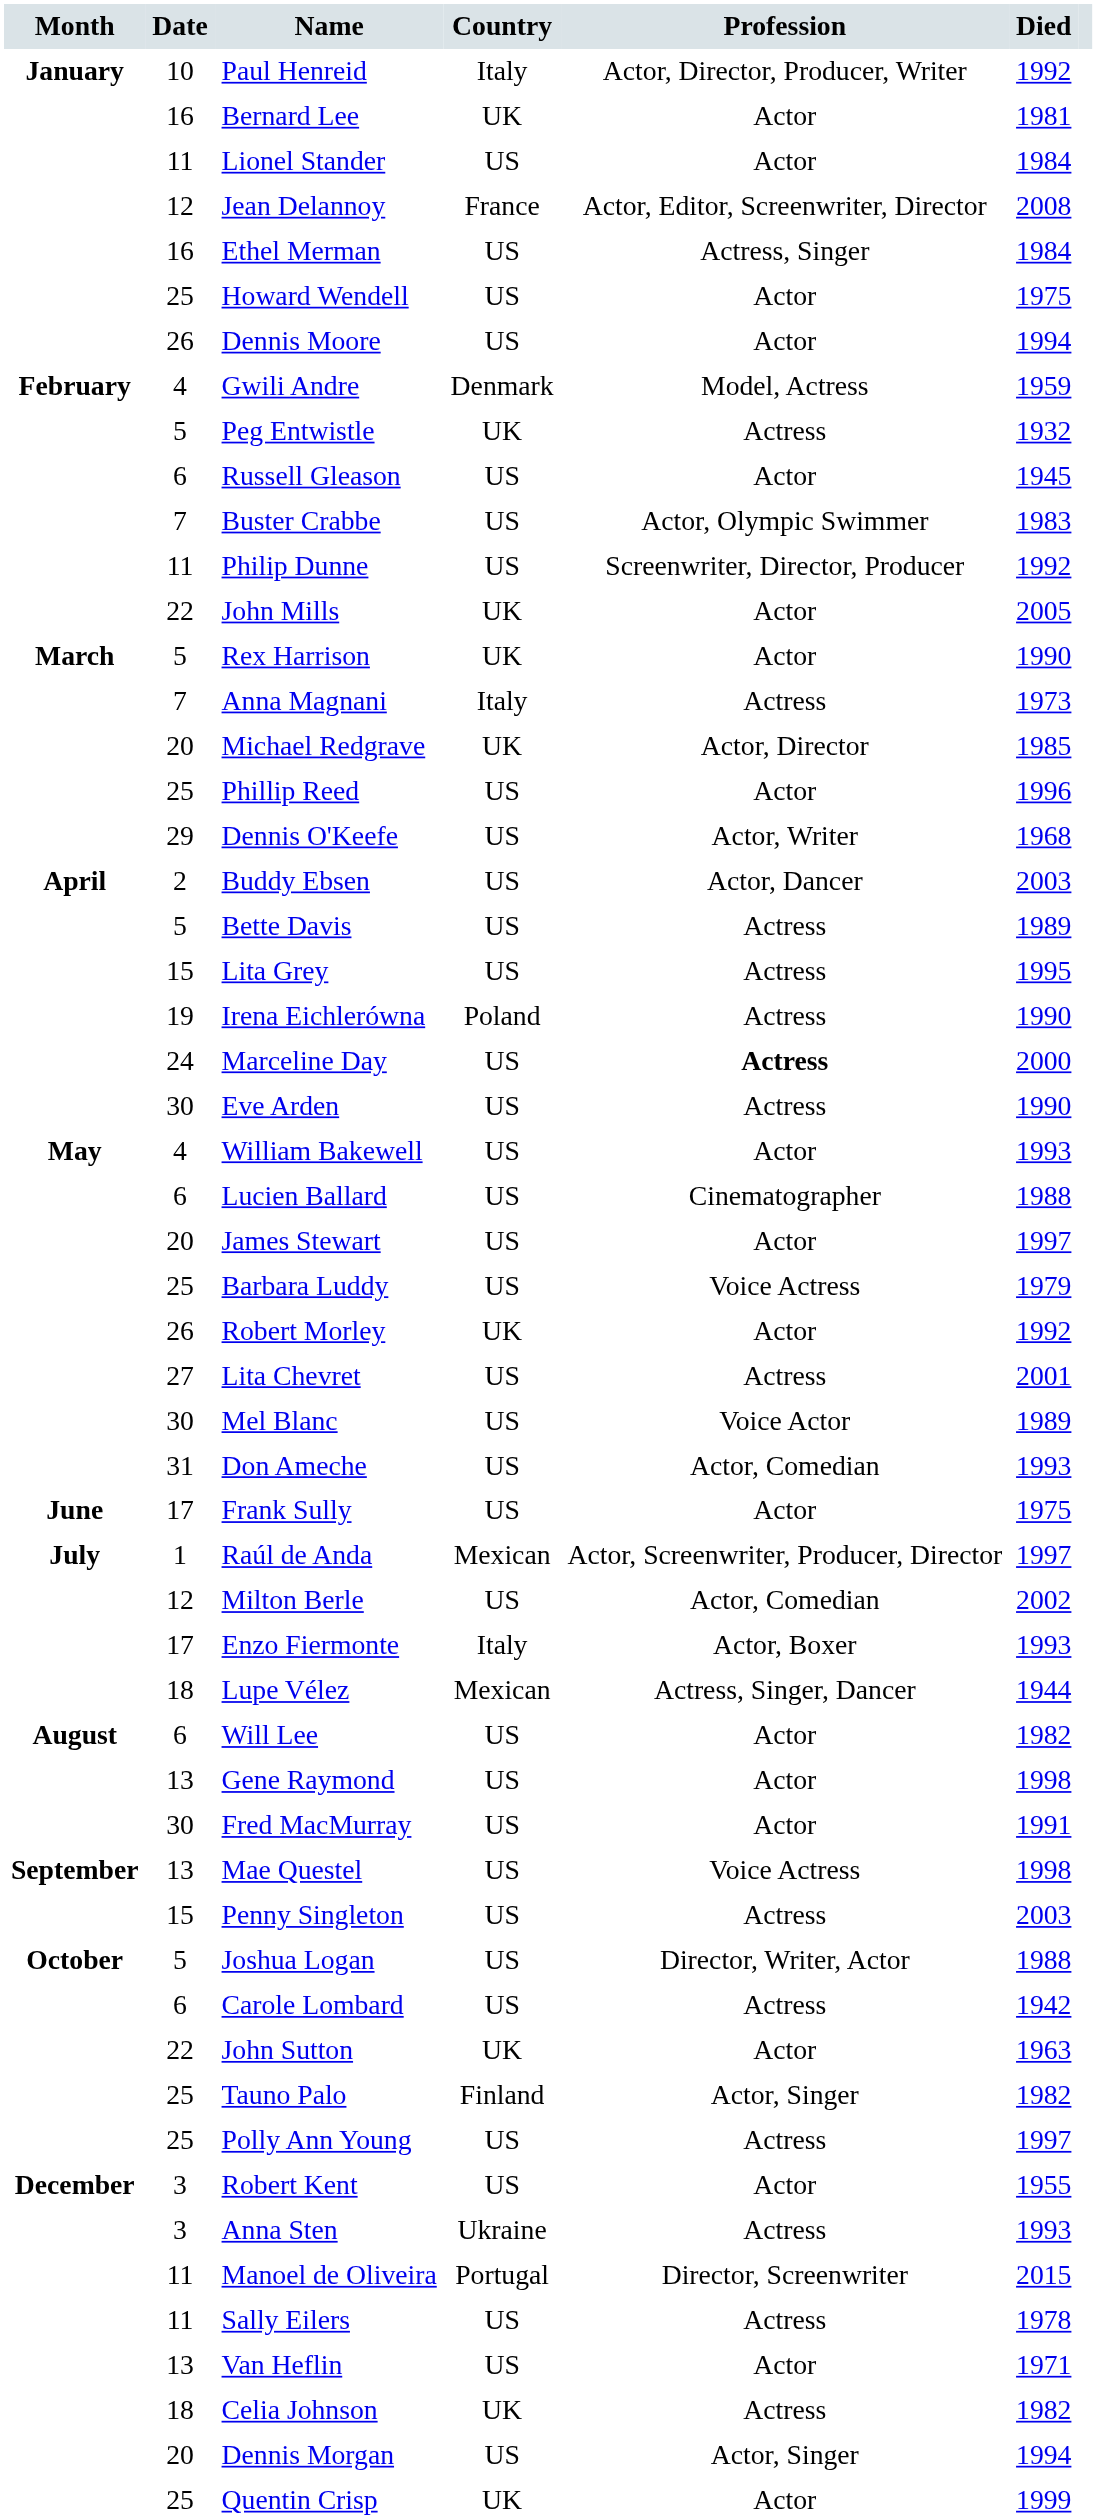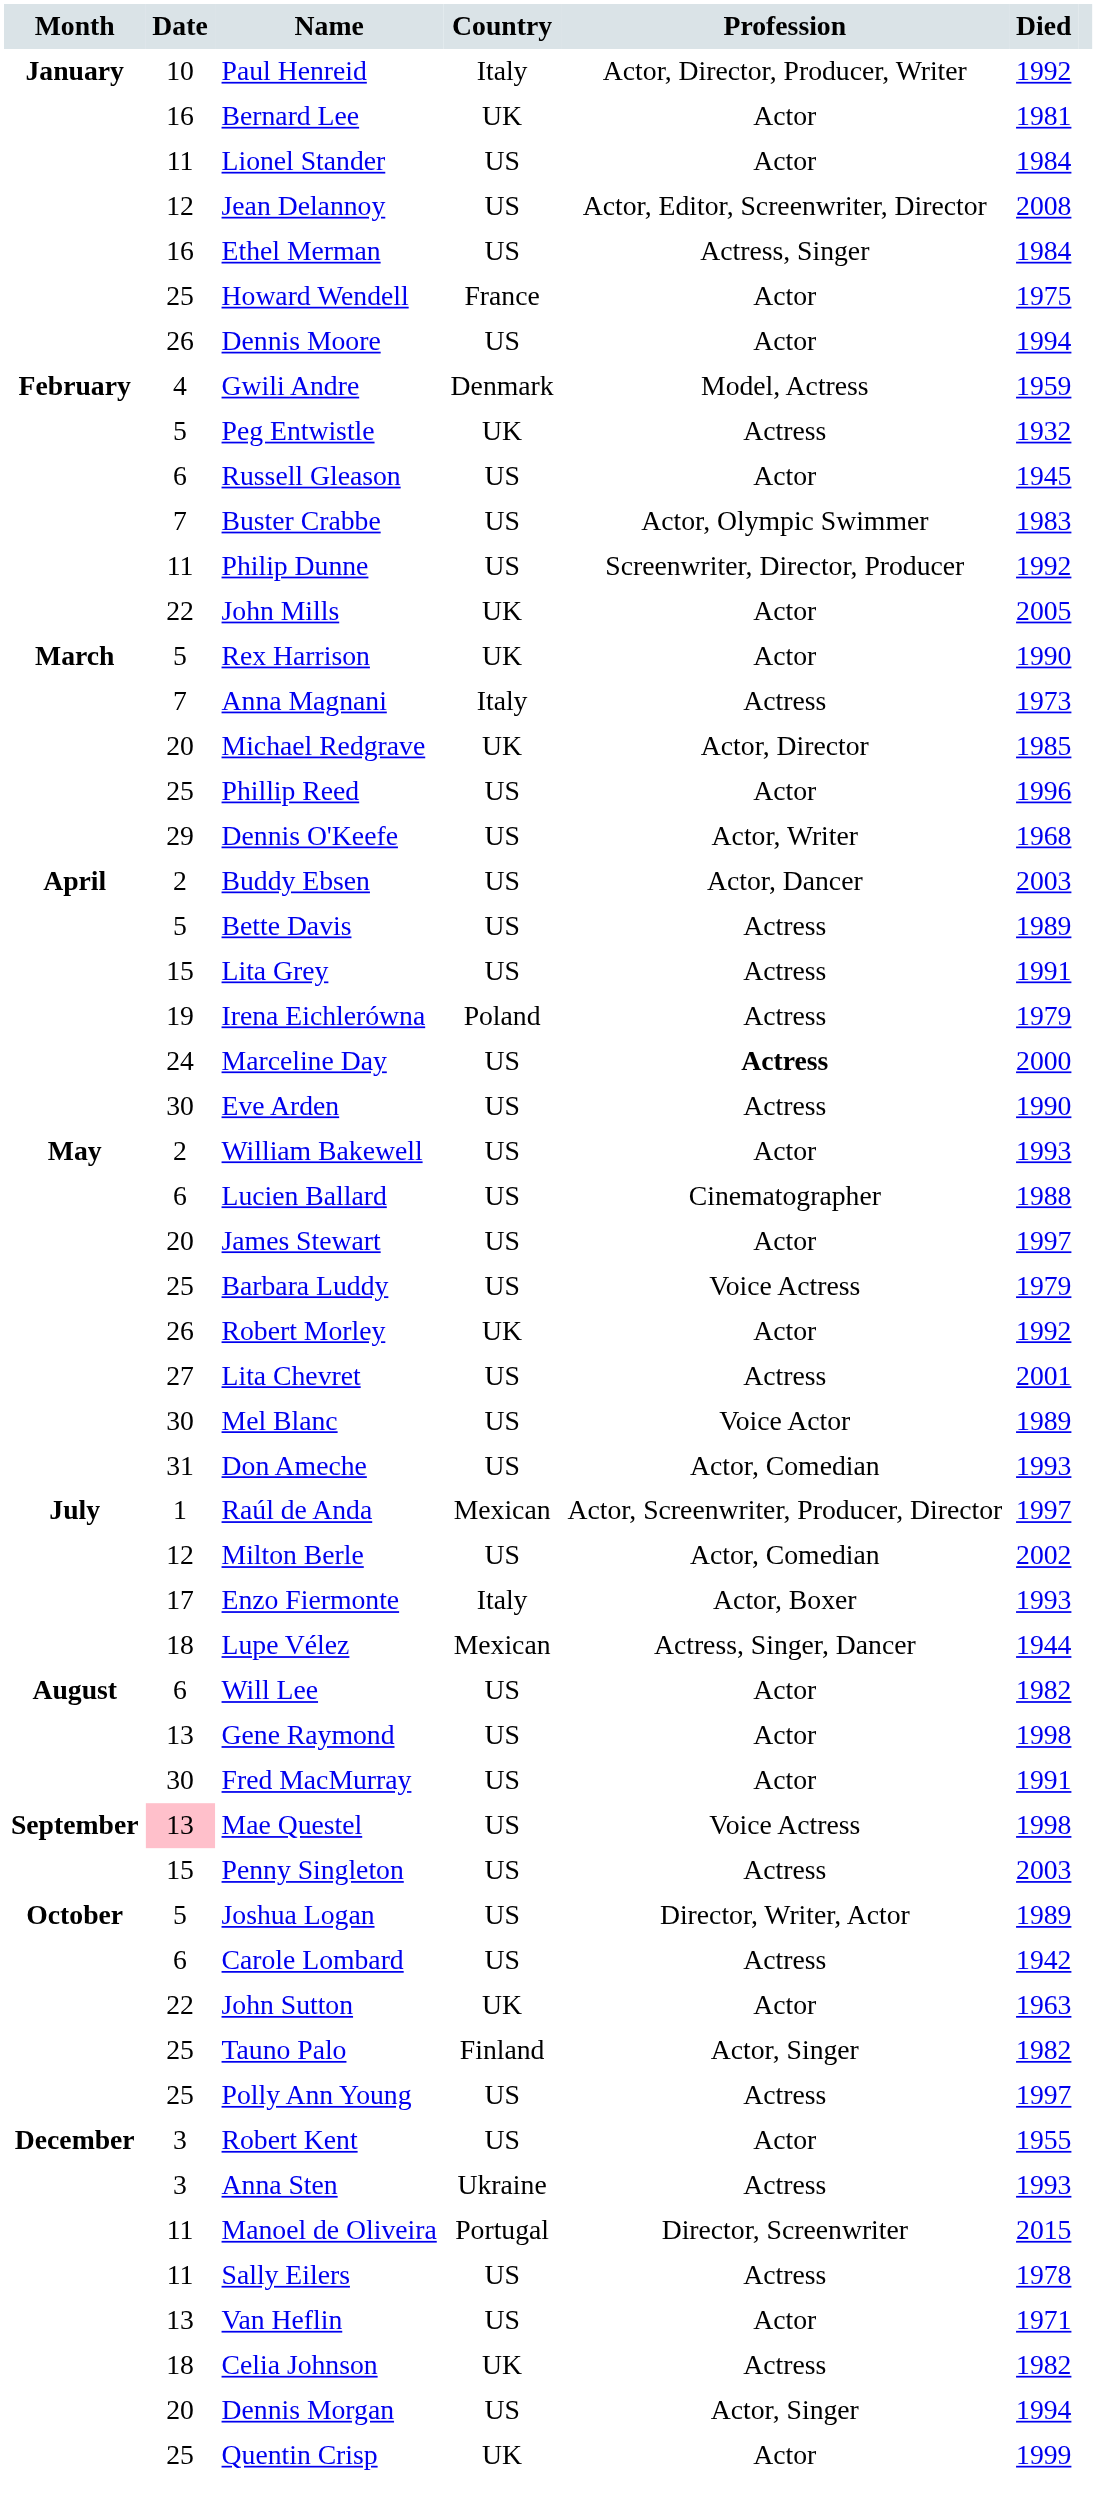(502, 206) France -> (502, 206) US
(502, 296) US -> (502, 296) France
(1044, 970) 1995 -> (1044, 970) 1991
(1044, 1015) 1990 -> (1044, 1015) 1979
(180, 1150) 4 -> (180, 1150) 2
- row: (287, 1510)
(180, 1870) no background -> (180, 1825) pink background
(1044, 1960) 1988 -> (1044, 1915) 1989
